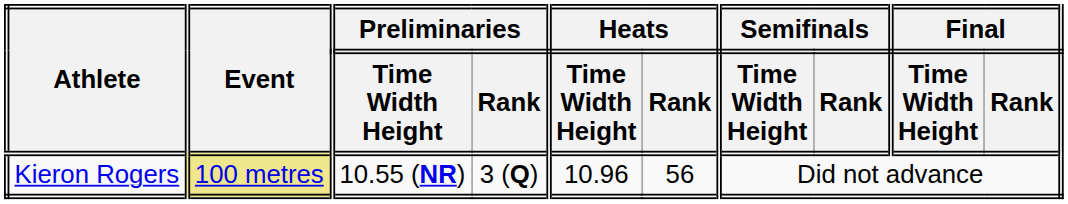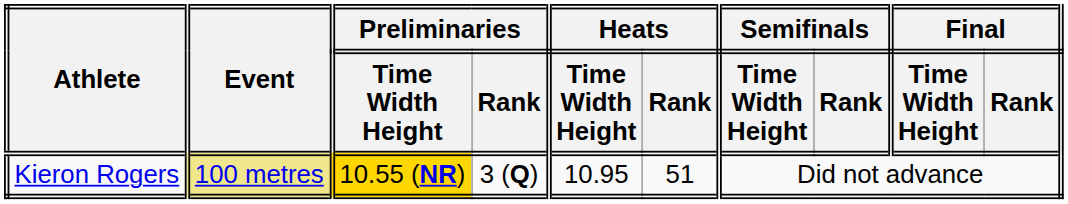(402, 175) no background -> (402, 175) gold background
(596, 175) 10.96 -> (596, 175) 10.95
(680, 175) 56 -> (680, 175) 51
